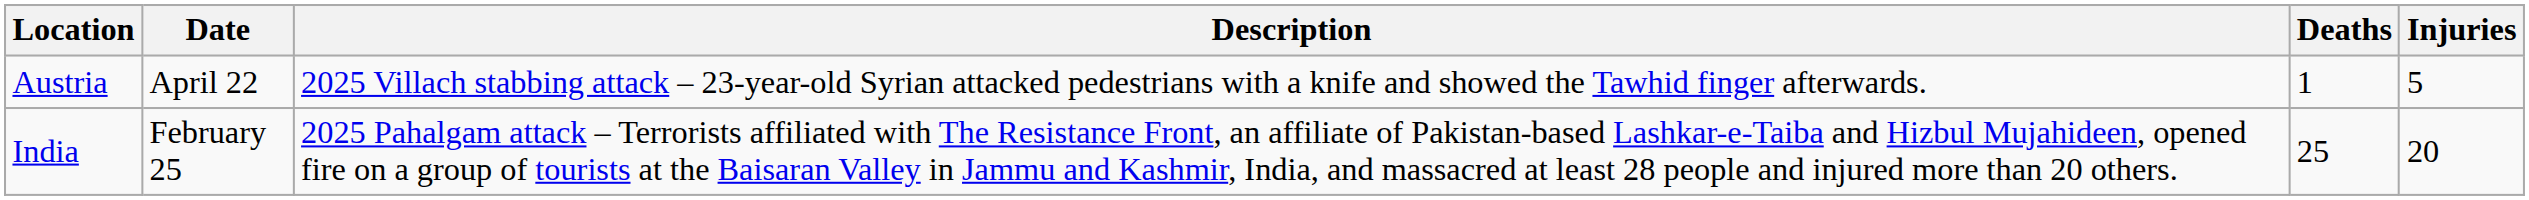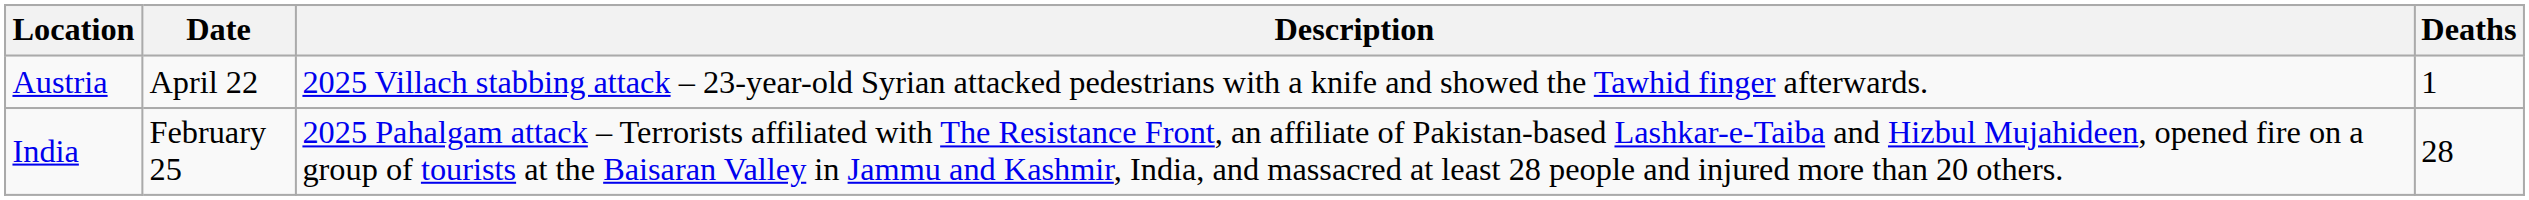- column: (2462, 30)
(2313, 150) 25 -> (2437, 150) 28
